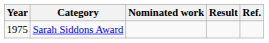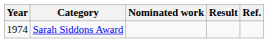(17, 29) 1975 -> (17, 29) 1974
